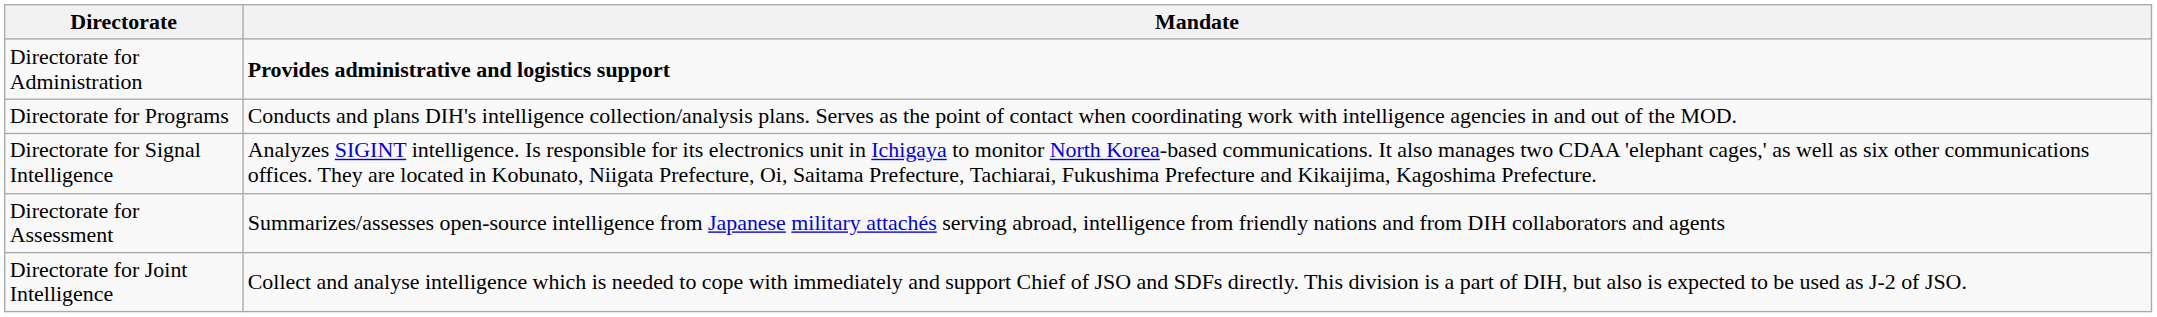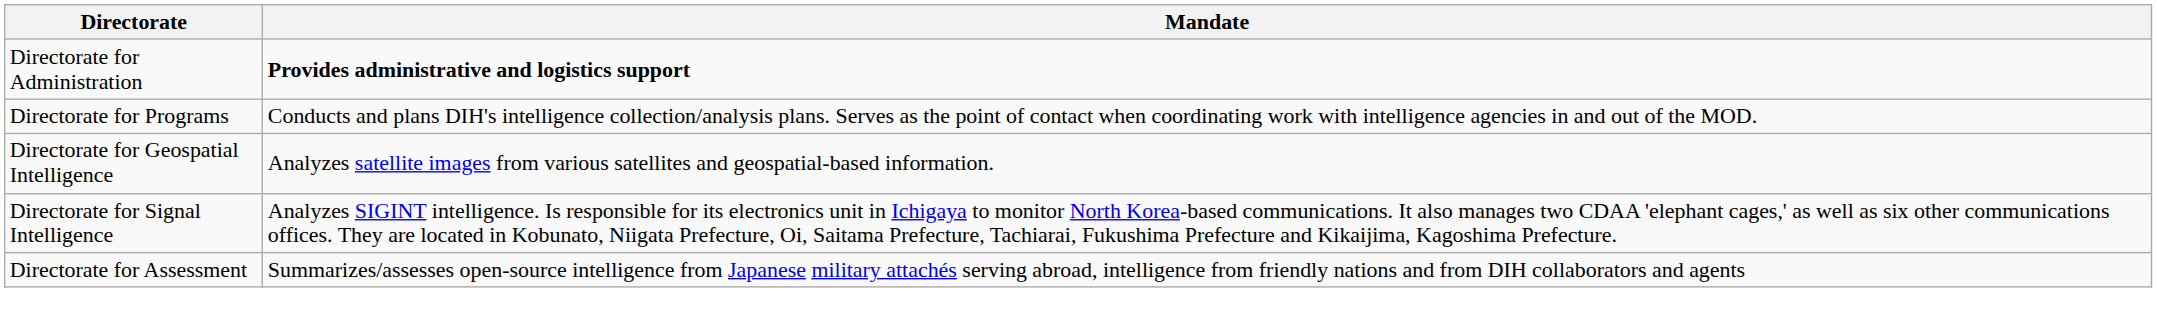+ row: (124, 163)
- row: (99, 282)
